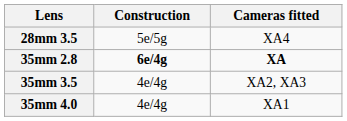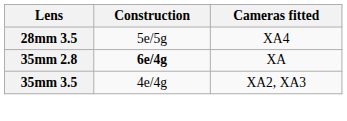(276, 60) bold -> (276, 60) normal
- row: (49, 105)
